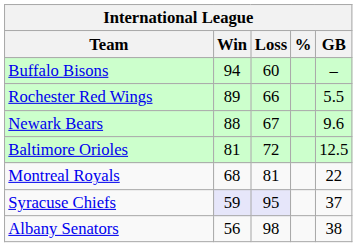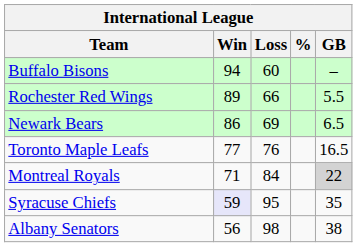(232, 123) 88 -> (232, 123) 86
(271, 123) 67 -> (271, 123) 69
(334, 123) 9.6 -> (334, 123) 6.5
- row: (68, 149)
+ row: (78, 149)
(232, 176) 68 -> (232, 176) 71
(271, 176) 81 -> (271, 176) 84
(334, 176) no background -> (334, 176) lightgrey background
(271, 202) lavender background -> (271, 202) no background
(334, 202) 37 -> (334, 202) 35
